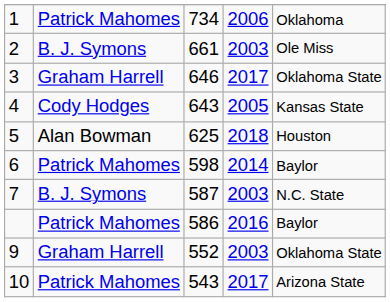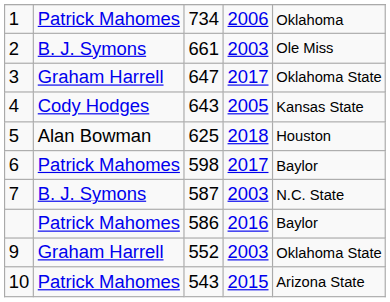(204, 77) 646 -> (204, 77) 647
(248, 164) 2014 -> (248, 164) 2017
(248, 281) 2017 -> (248, 281) 2015
